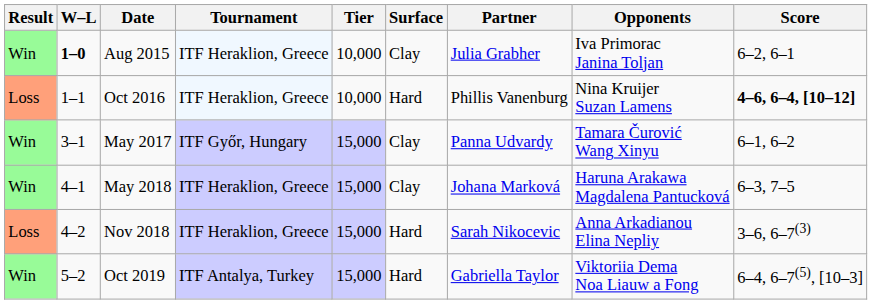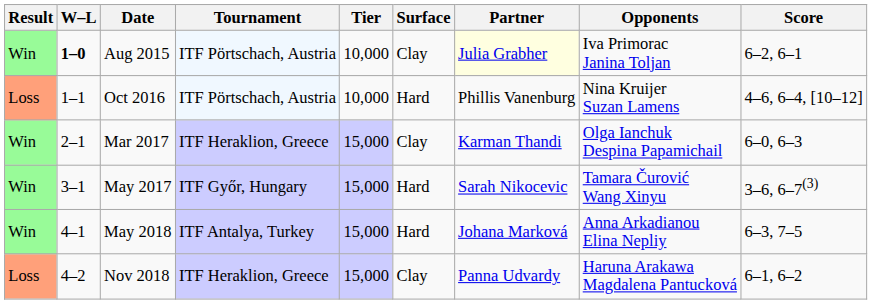(254, 52) ITF Heraklion, Greece -> (257, 52) ITF Pörtschach, Austria
(495, 52) no background -> (503, 52) lightyellow background
(254, 97) ITF Heraklion, Greece -> (257, 97) ITF Pörtschach, Austria
(796, 97) bold -> (804, 97) normal
+ row: (136, 142)
(405, 142) Clay -> (413, 187) Hard
(502, 142) Panna Udvardy -> (513, 187) Sarah Nikocevic
(766, 142) 6–1, 6–2 -> (781, 186) 3–6, 6–7(3)
(254, 187) ITF Heraklion, Greece -> (247, 231) ITF Antalya, Turkey
(405, 187) Clay -> (413, 231) Hard
(652, 187) Haruna Arakawa Magdalena Pantucková -> (641, 231) Anna Arkadianou Elina Nepliy
(406, 231) Hard -> (412, 276) Clay
(505, 231) Sarah Nikocevic -> (509, 276) Panna Udvardy
(634, 231) Anna Arkadianou Elina Nepliy -> (660, 276) Haruna Arakawa Magdalena Pantucková
(774, 231) 3–6, 6–7(3) -> (773, 276) 6–1, 6–2
- row: (135, 276)
